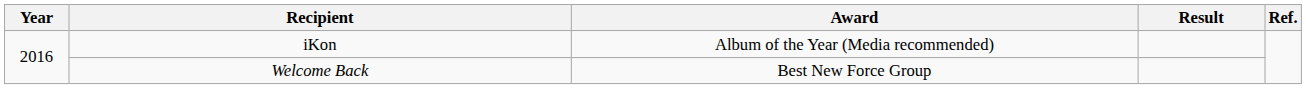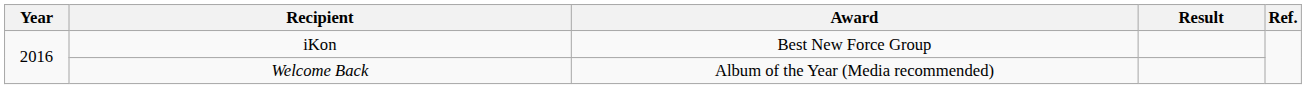(854, 44) Album of the Year (Media recommended) -> (854, 44) Best New Force Group
(854, 70) Best New Force Group -> (854, 70) Album of the Year (Media recommended)
